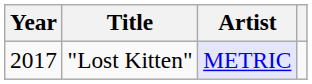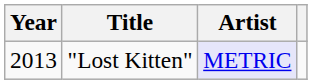(33, 60) 2017 -> (33, 60) 2013
